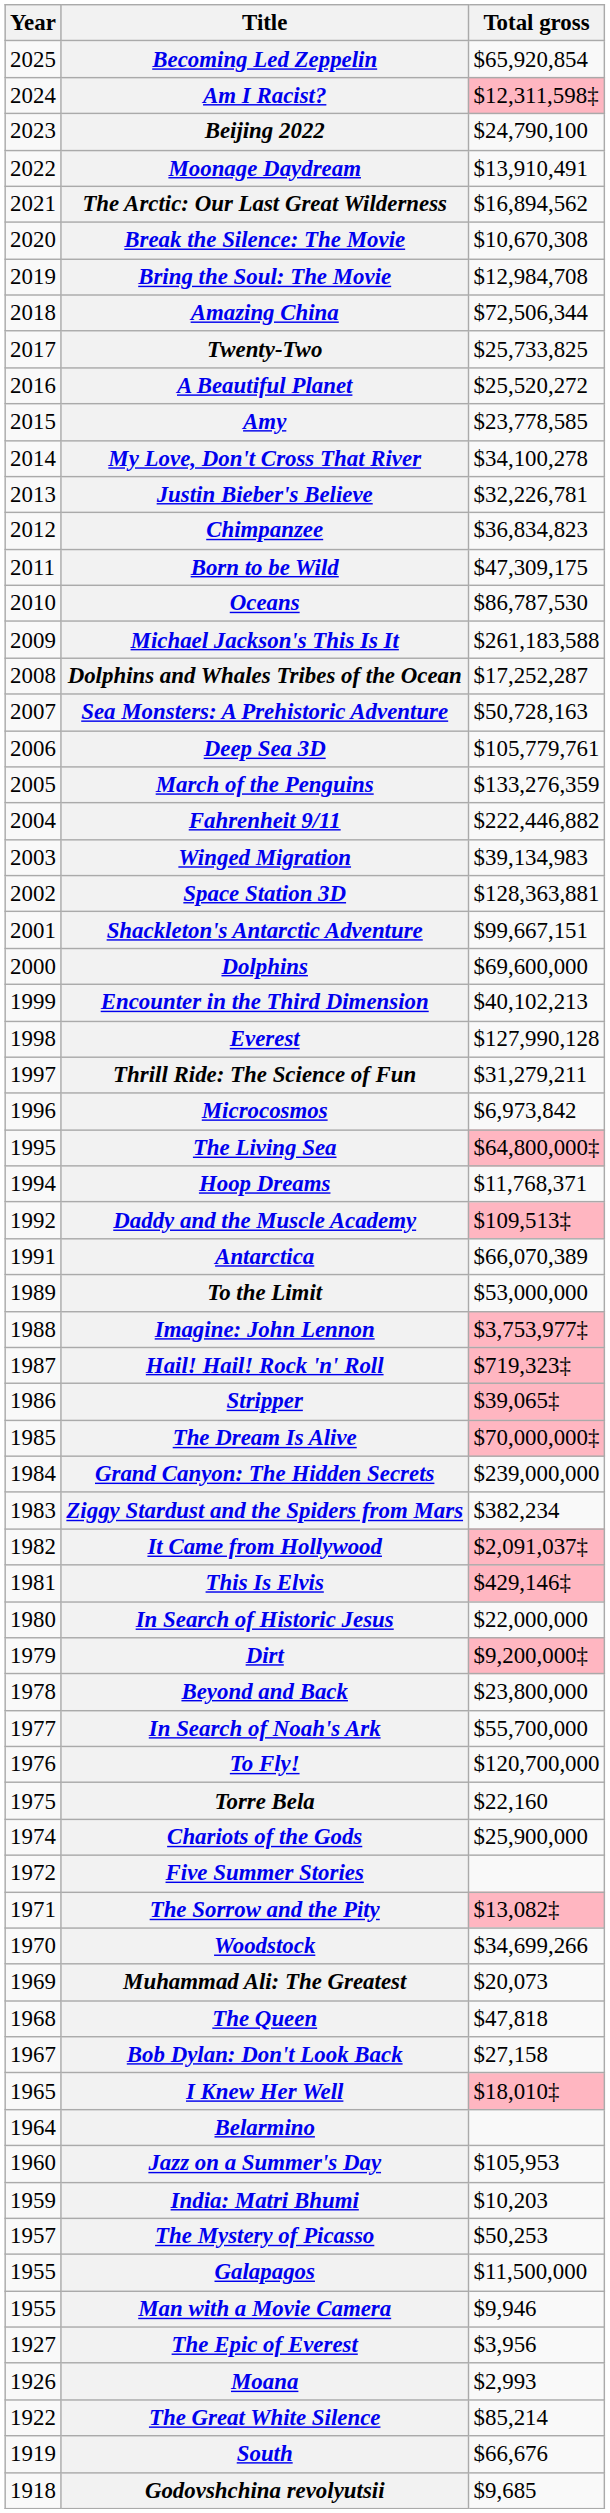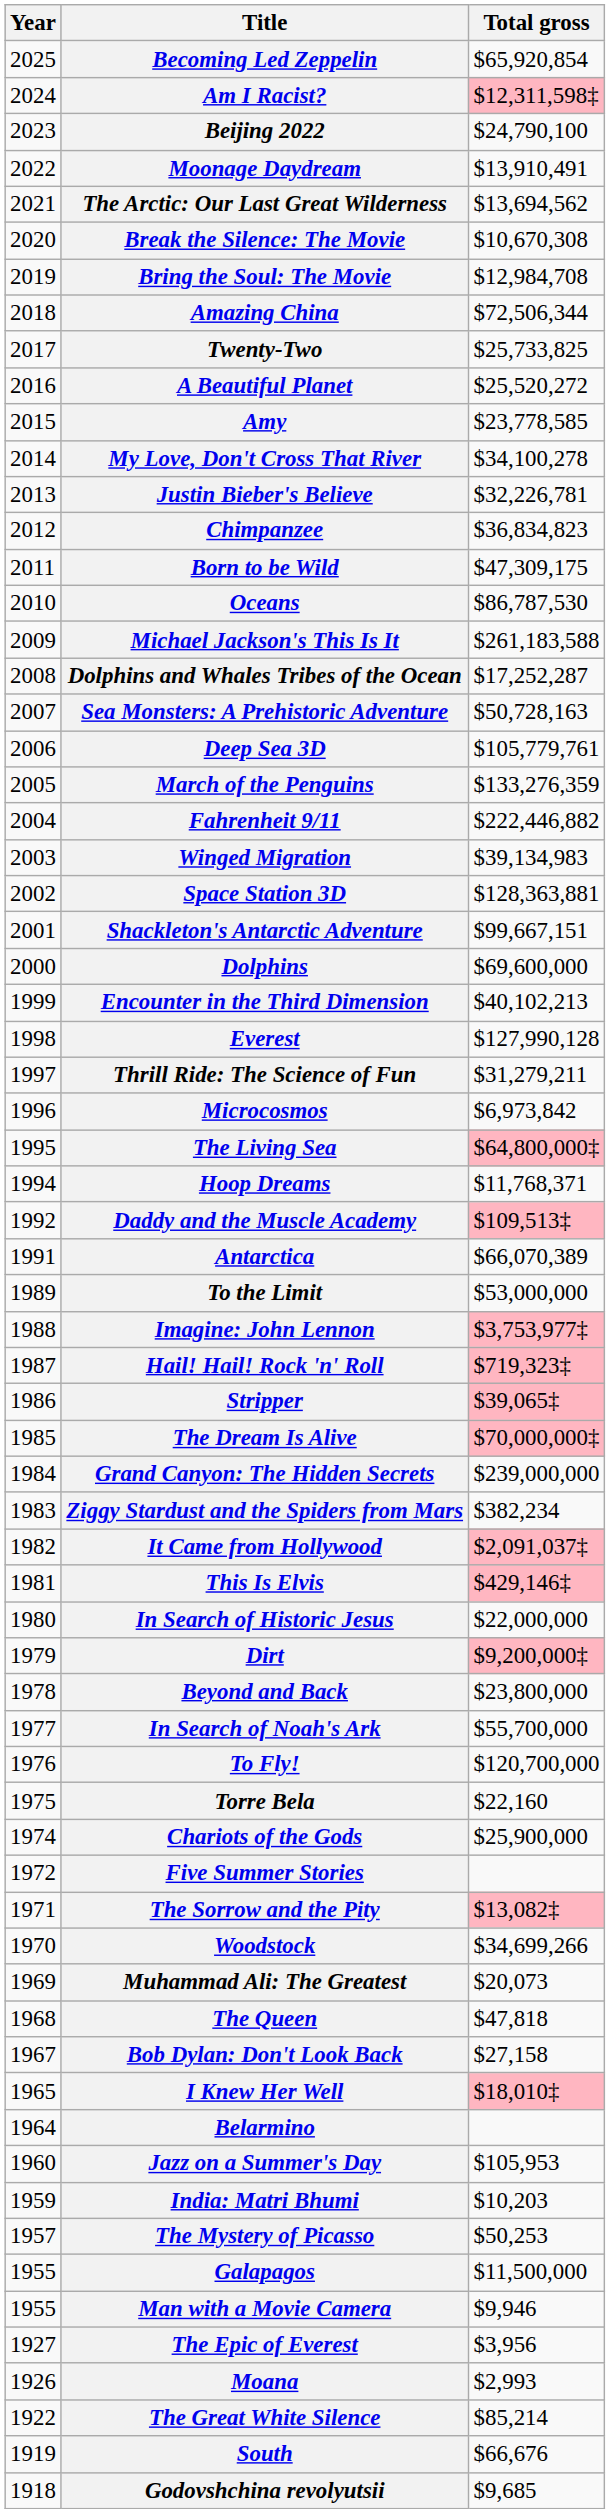(531, 204) $16,894,562 -> (531, 204) $13,694,562
